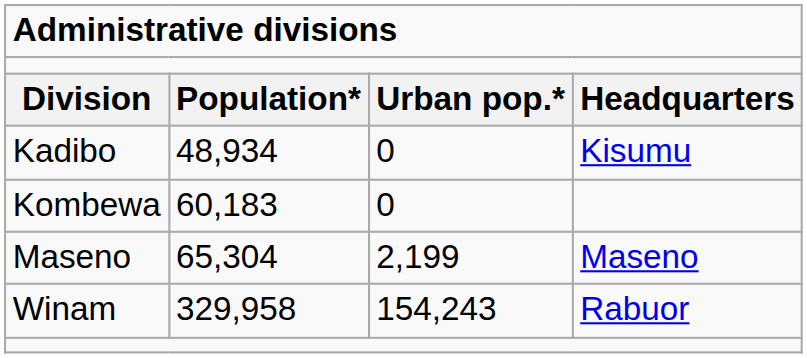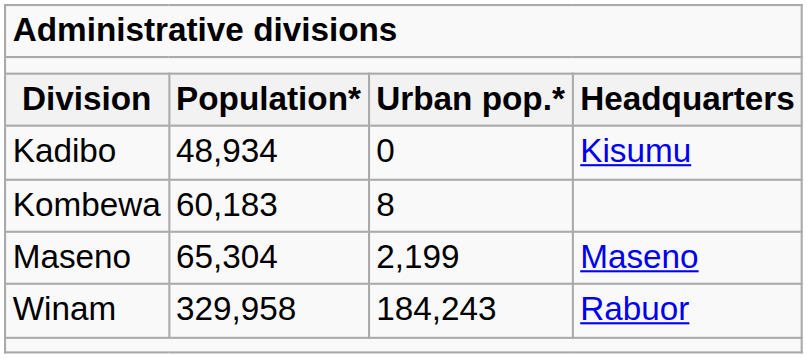(386, 204) 0 -> (386, 204) 8
(436, 310) 154,243 -> (436, 310) 184,243
